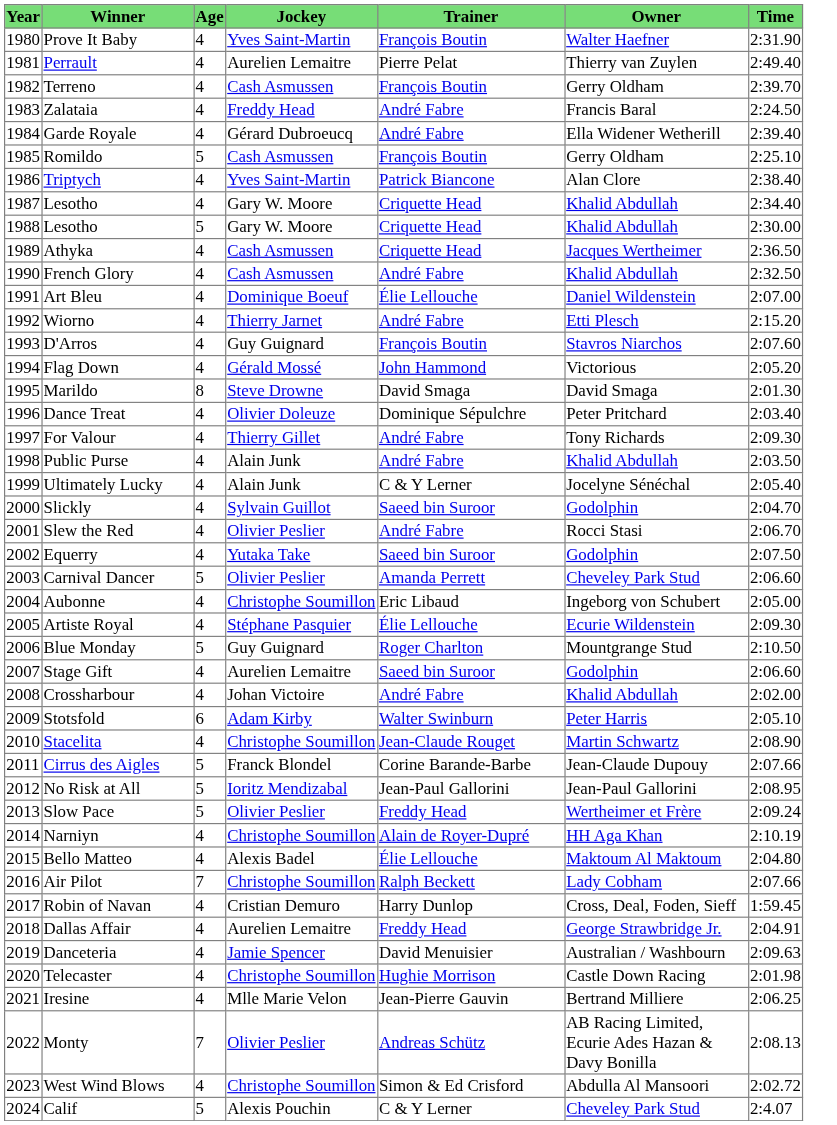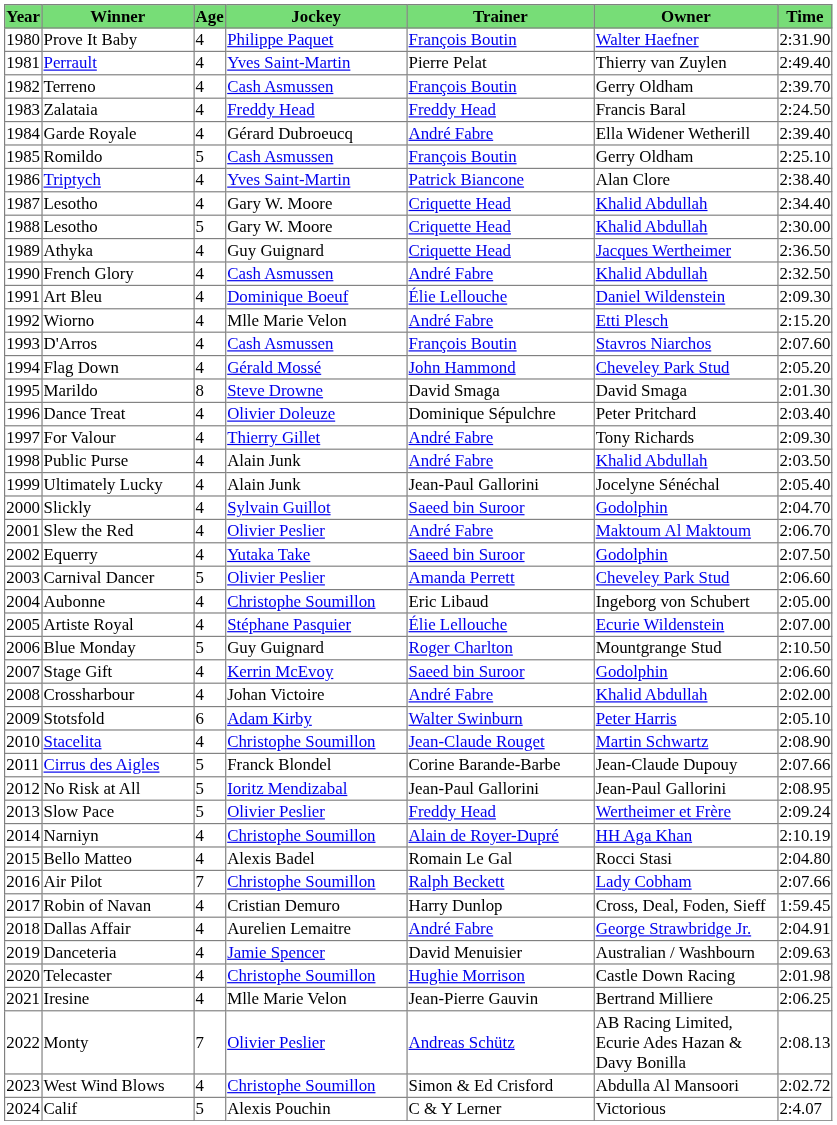(289, 39) Yves Saint-Martin -> (280, 39) Philippe Paquet
(289, 62) Aurelien Lemaitre -> (289, 62) Yves Saint-Martin
(421, 109) André Fabre -> (452, 109) Freddy Head
(280, 250) Cash Asmussen -> (276, 250) Guy Guignard
(775, 296) 2:07.00 -> (805, 296) 2:09.30
(275, 320) Thierry Jarnet -> (287, 320) Mlle Marie Velon
(276, 343) Guy Guignard -> (280, 343) Cash Asmussen
(601, 367) Victorious -> (663, 367) Cheveley Park Stud
(425, 484) C & Y Lerner -> (474, 484) Jean-Paul Gallorini
(604, 530) Rocci Stasi -> (673, 530) Maktoum Al Maktoum
(775, 624) 2:09.30 -> (805, 624) 2:07.00
(289, 671) Aurelien Lemaitre -> (280, 671) Kerrin McEvoy
(428, 858) Élie Lellouche -> (460, 858) Romain Le Gal
(644, 858) Maktoum Al Maktoum -> (634, 858) Rocci Stasi
(423, 928) Freddy Head -> (451, 928) André Fabre
(633, 1108) Cheveley Park Stud -> (631, 1108) Victorious
